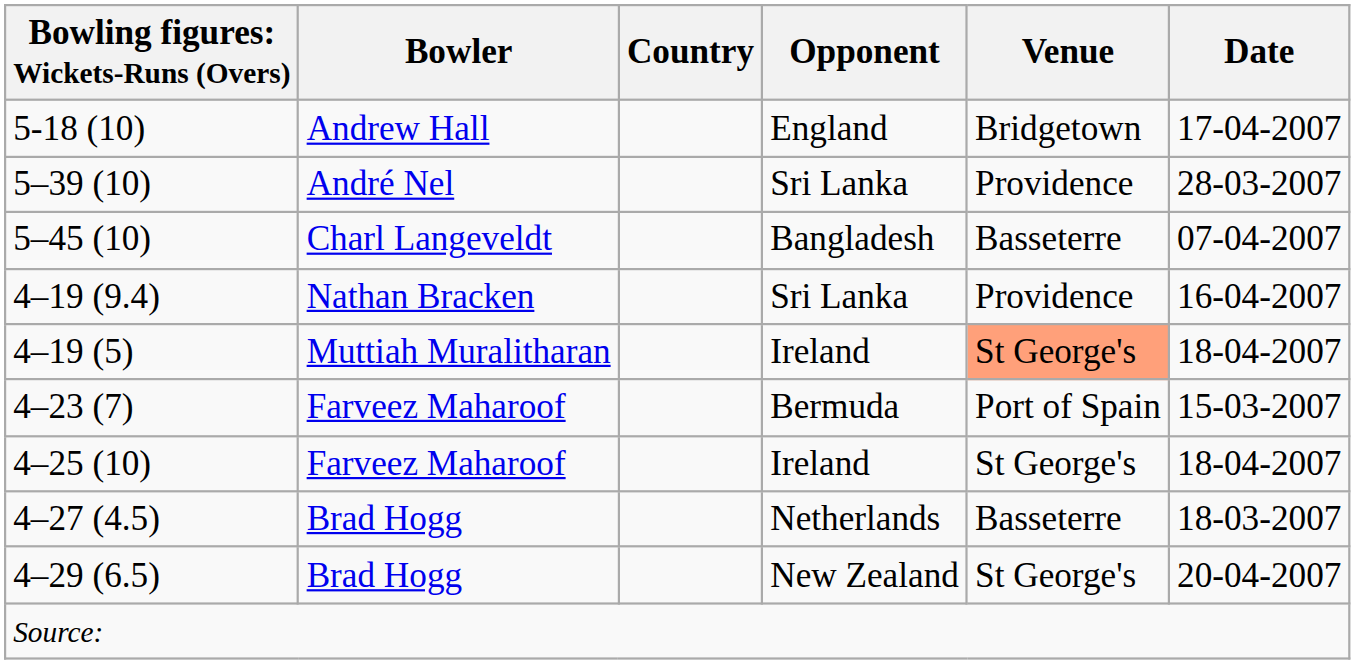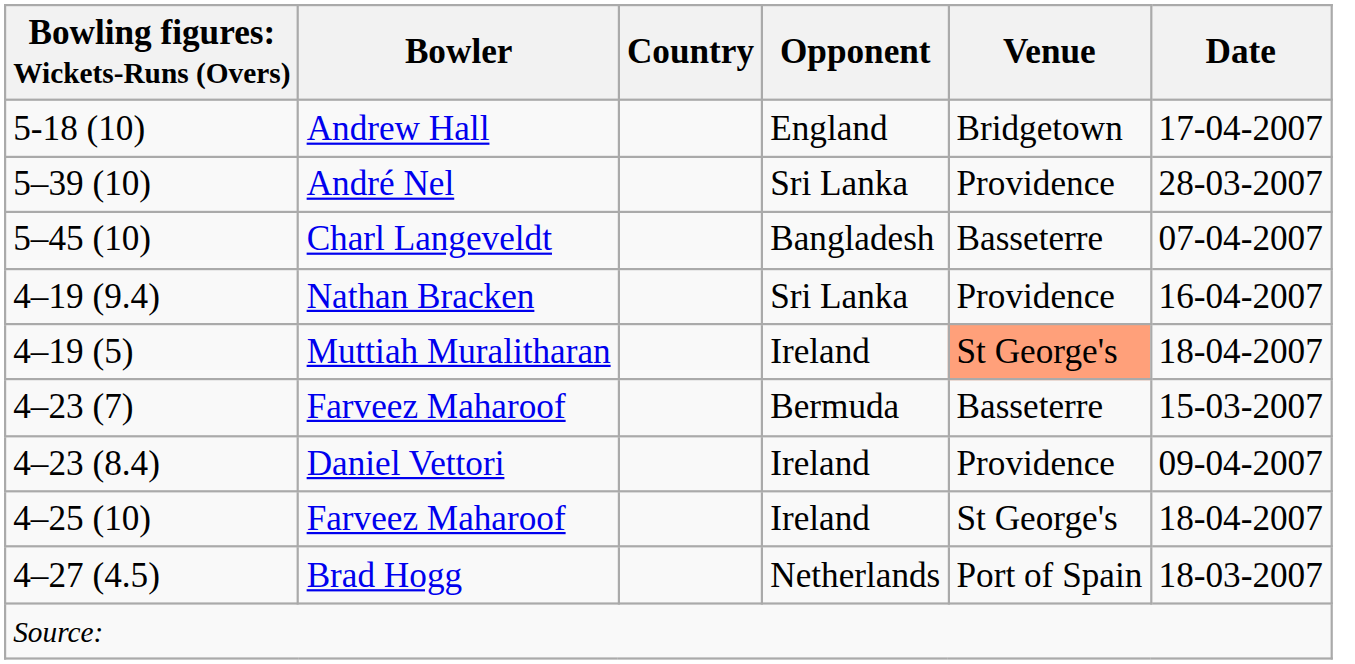(1068, 406) Port of Spain -> (1030, 406) Basseterre
+ row: (87, 462)
(1048, 518) Basseterre -> (1049, 574) Port of Spain
- row: (87, 574)
